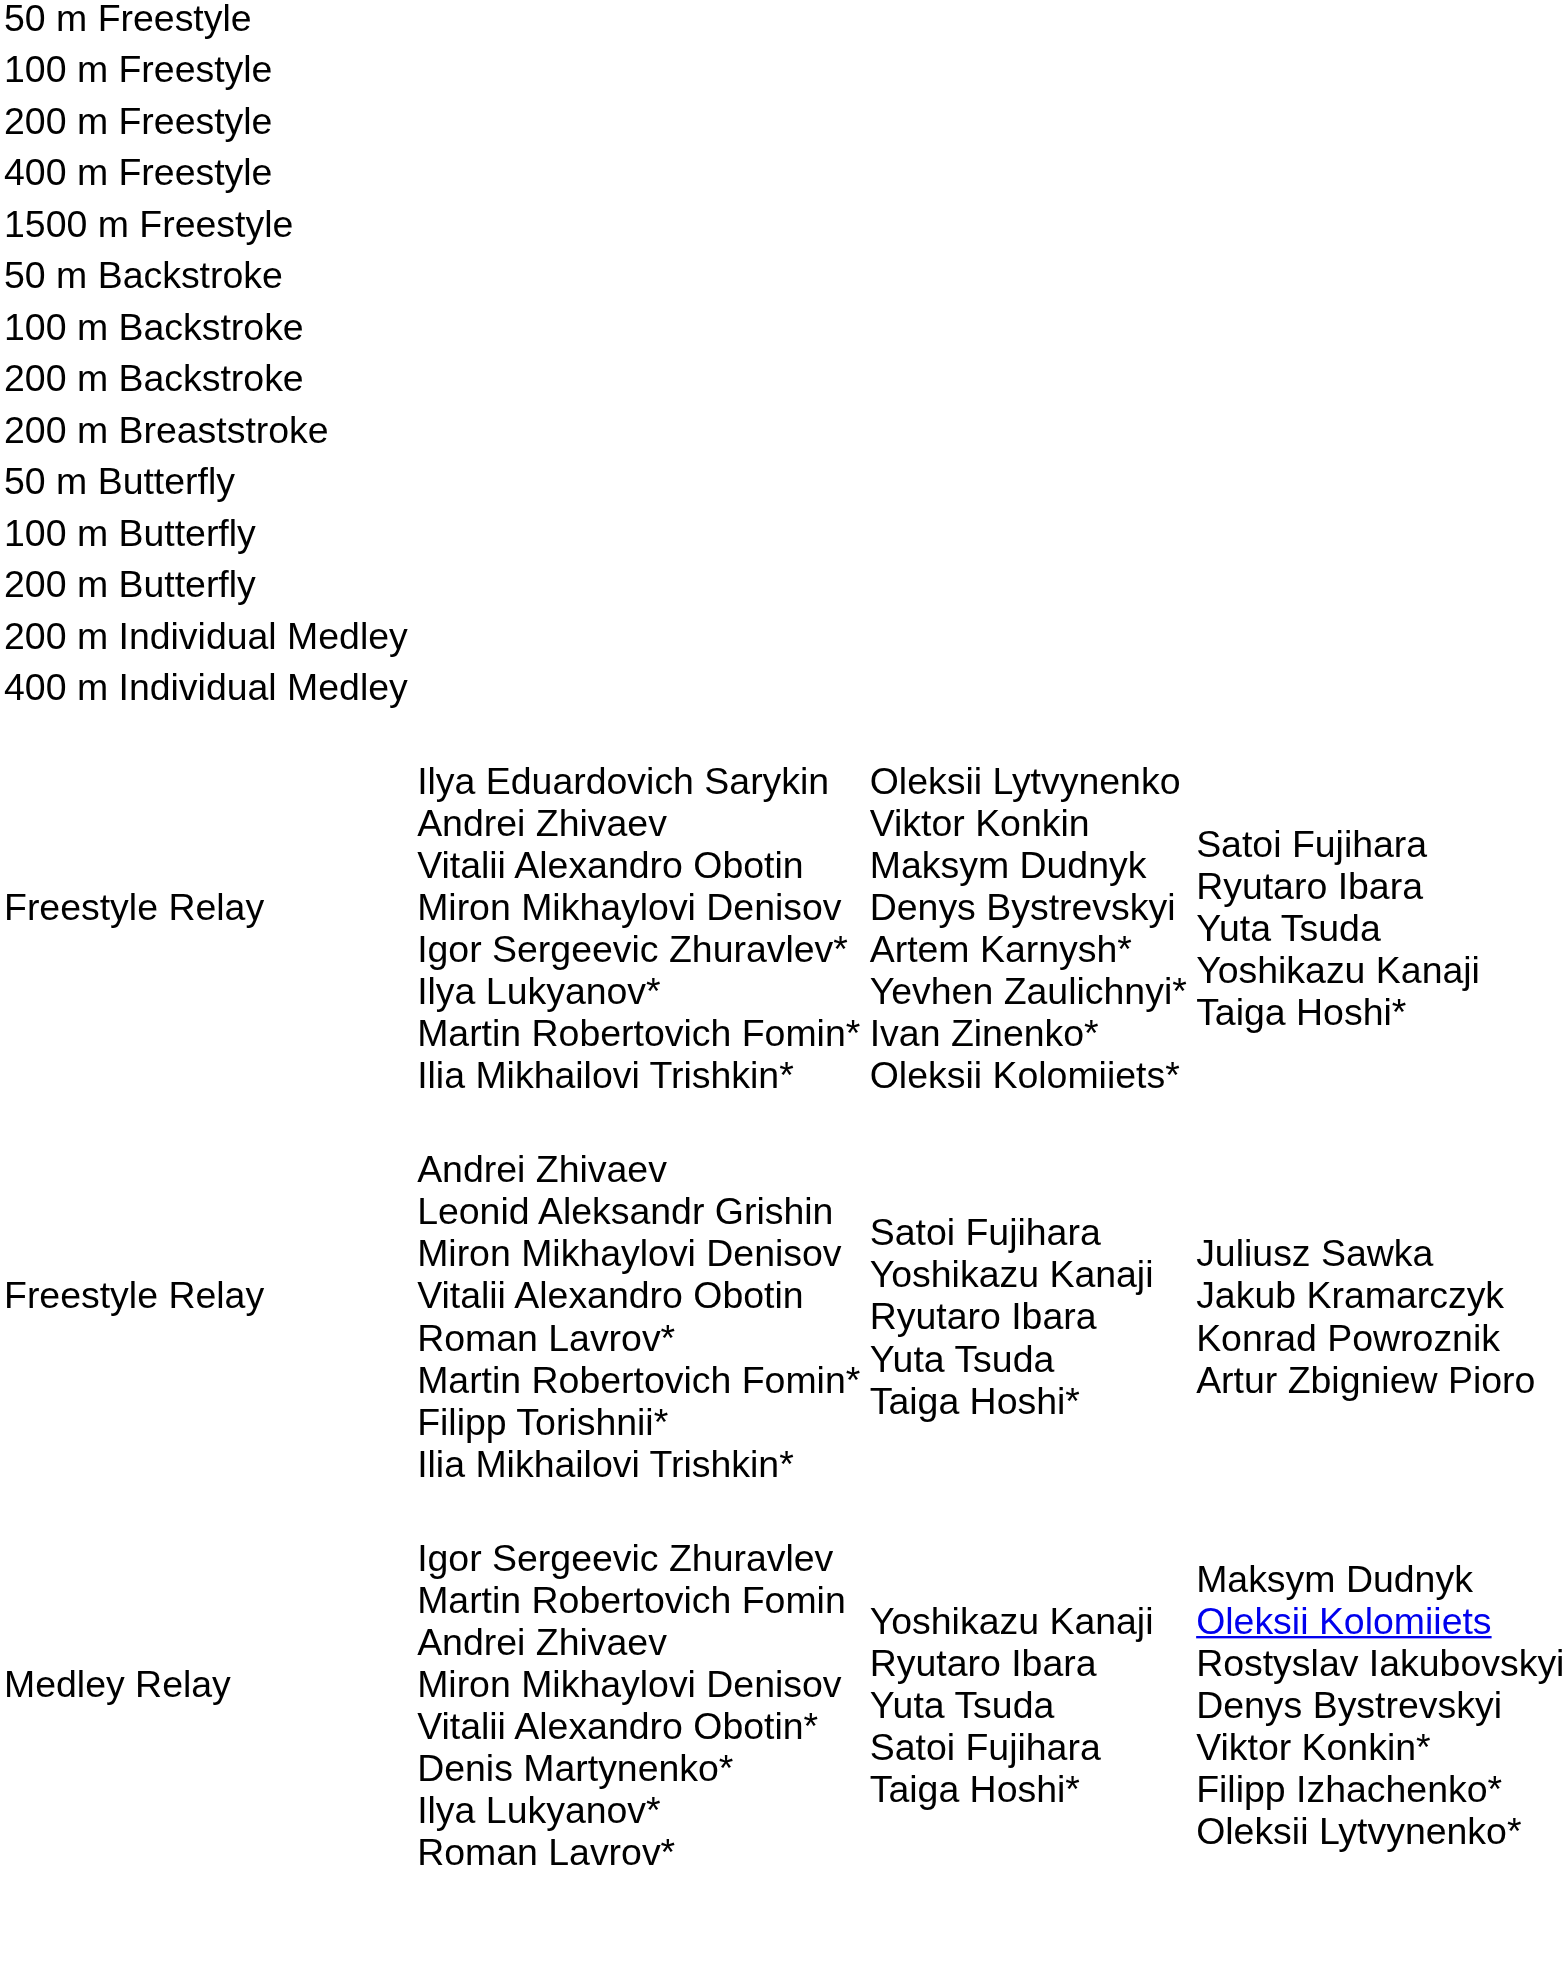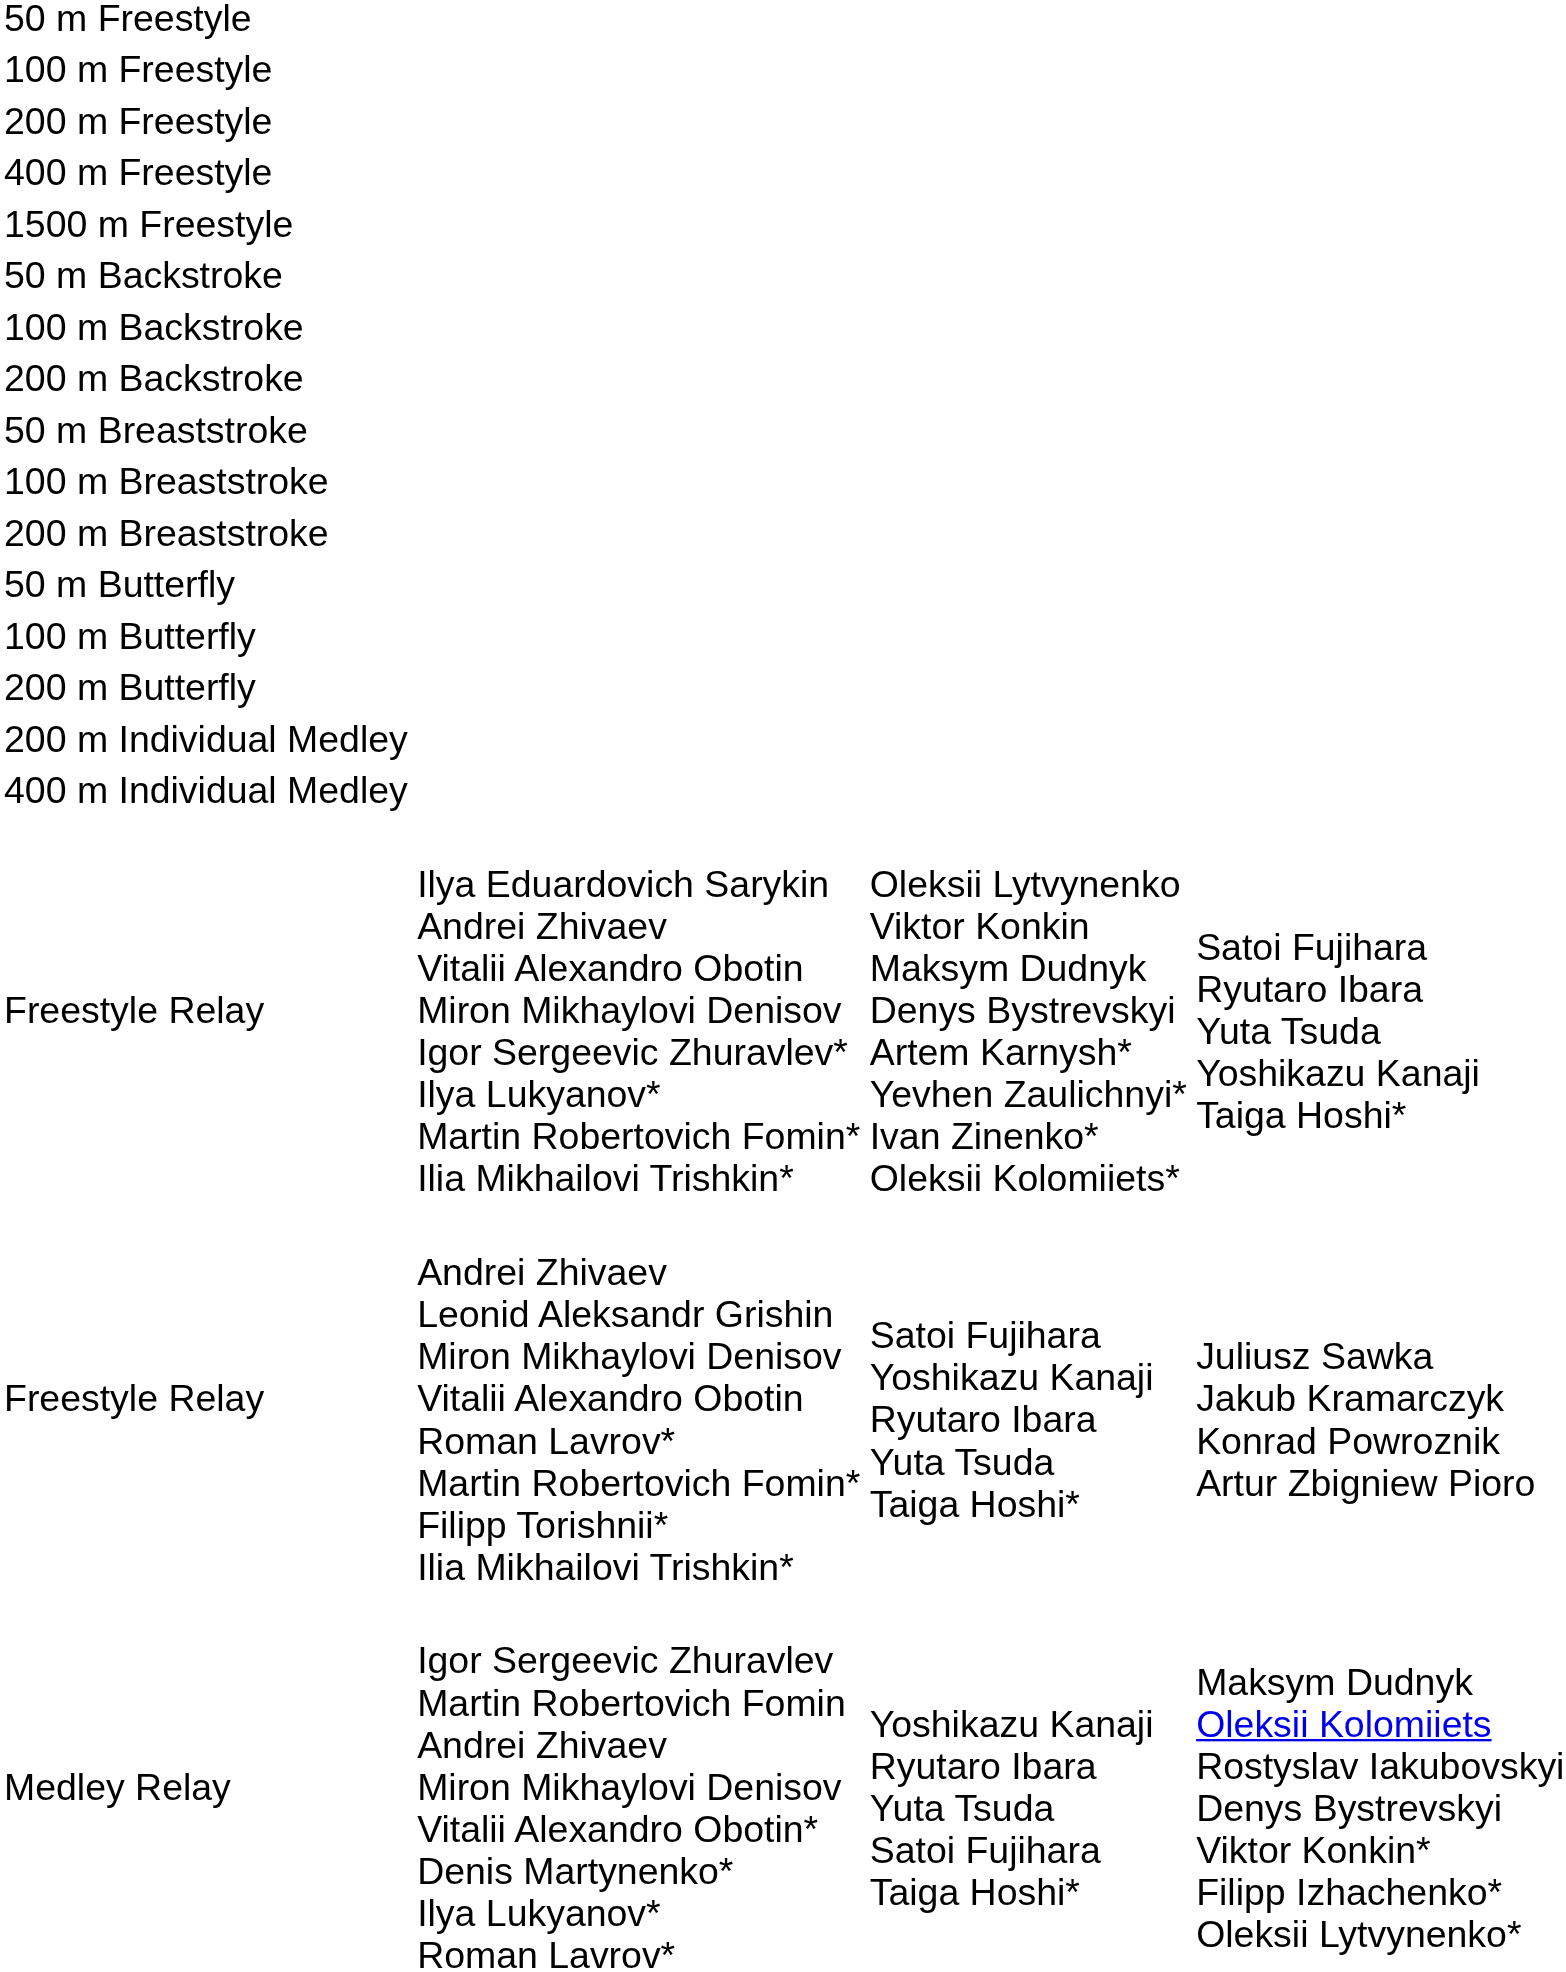+ row: (156, 430)
+ row: (166, 481)
